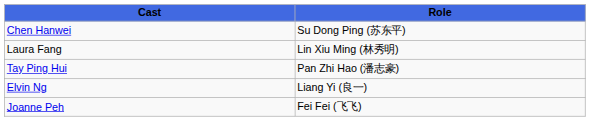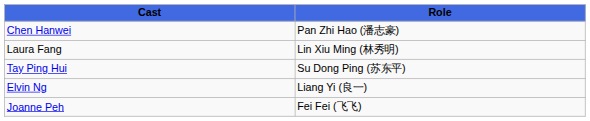(351, 30) Su Dong Ping (苏东平) -> (348, 30) Pan Zhi Hao (潘志豪)
(348, 68) Pan Zhi Hao (潘志豪) -> (351, 68) Su Dong Ping (苏东平)
